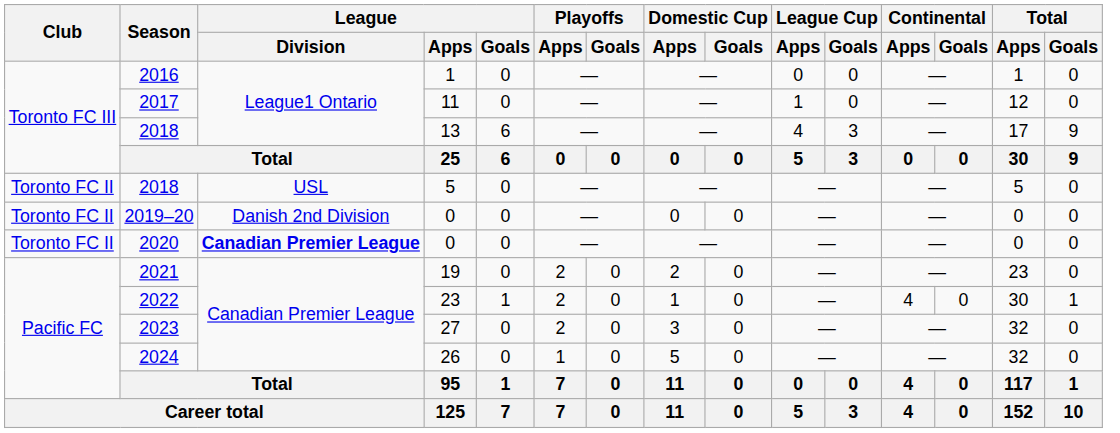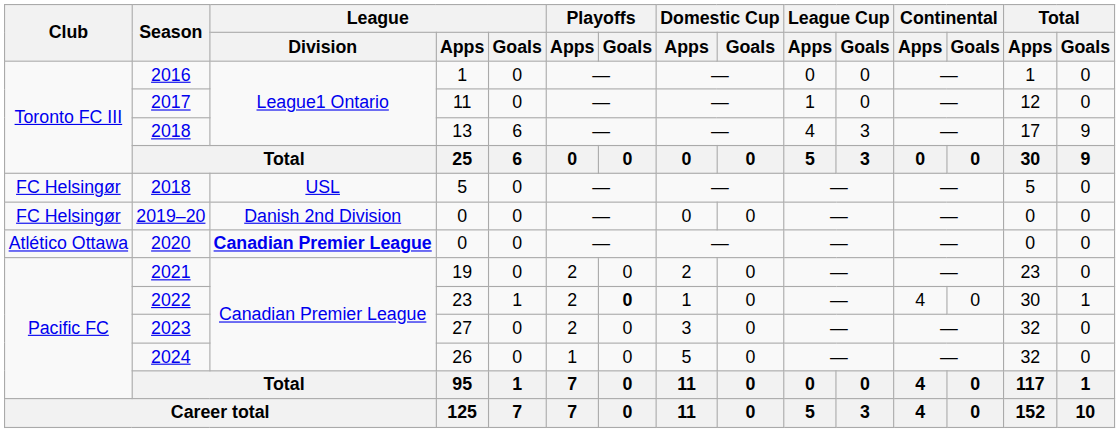(62, 187) Toronto FC II -> (68, 187) FC Helsingør
(62, 215) Toronto FC II -> (68, 215) FC Helsingør
(62, 243) Toronto FC II -> (68, 243) Atlético Ottawa
(615, 300) normal -> (627, 300) bold
